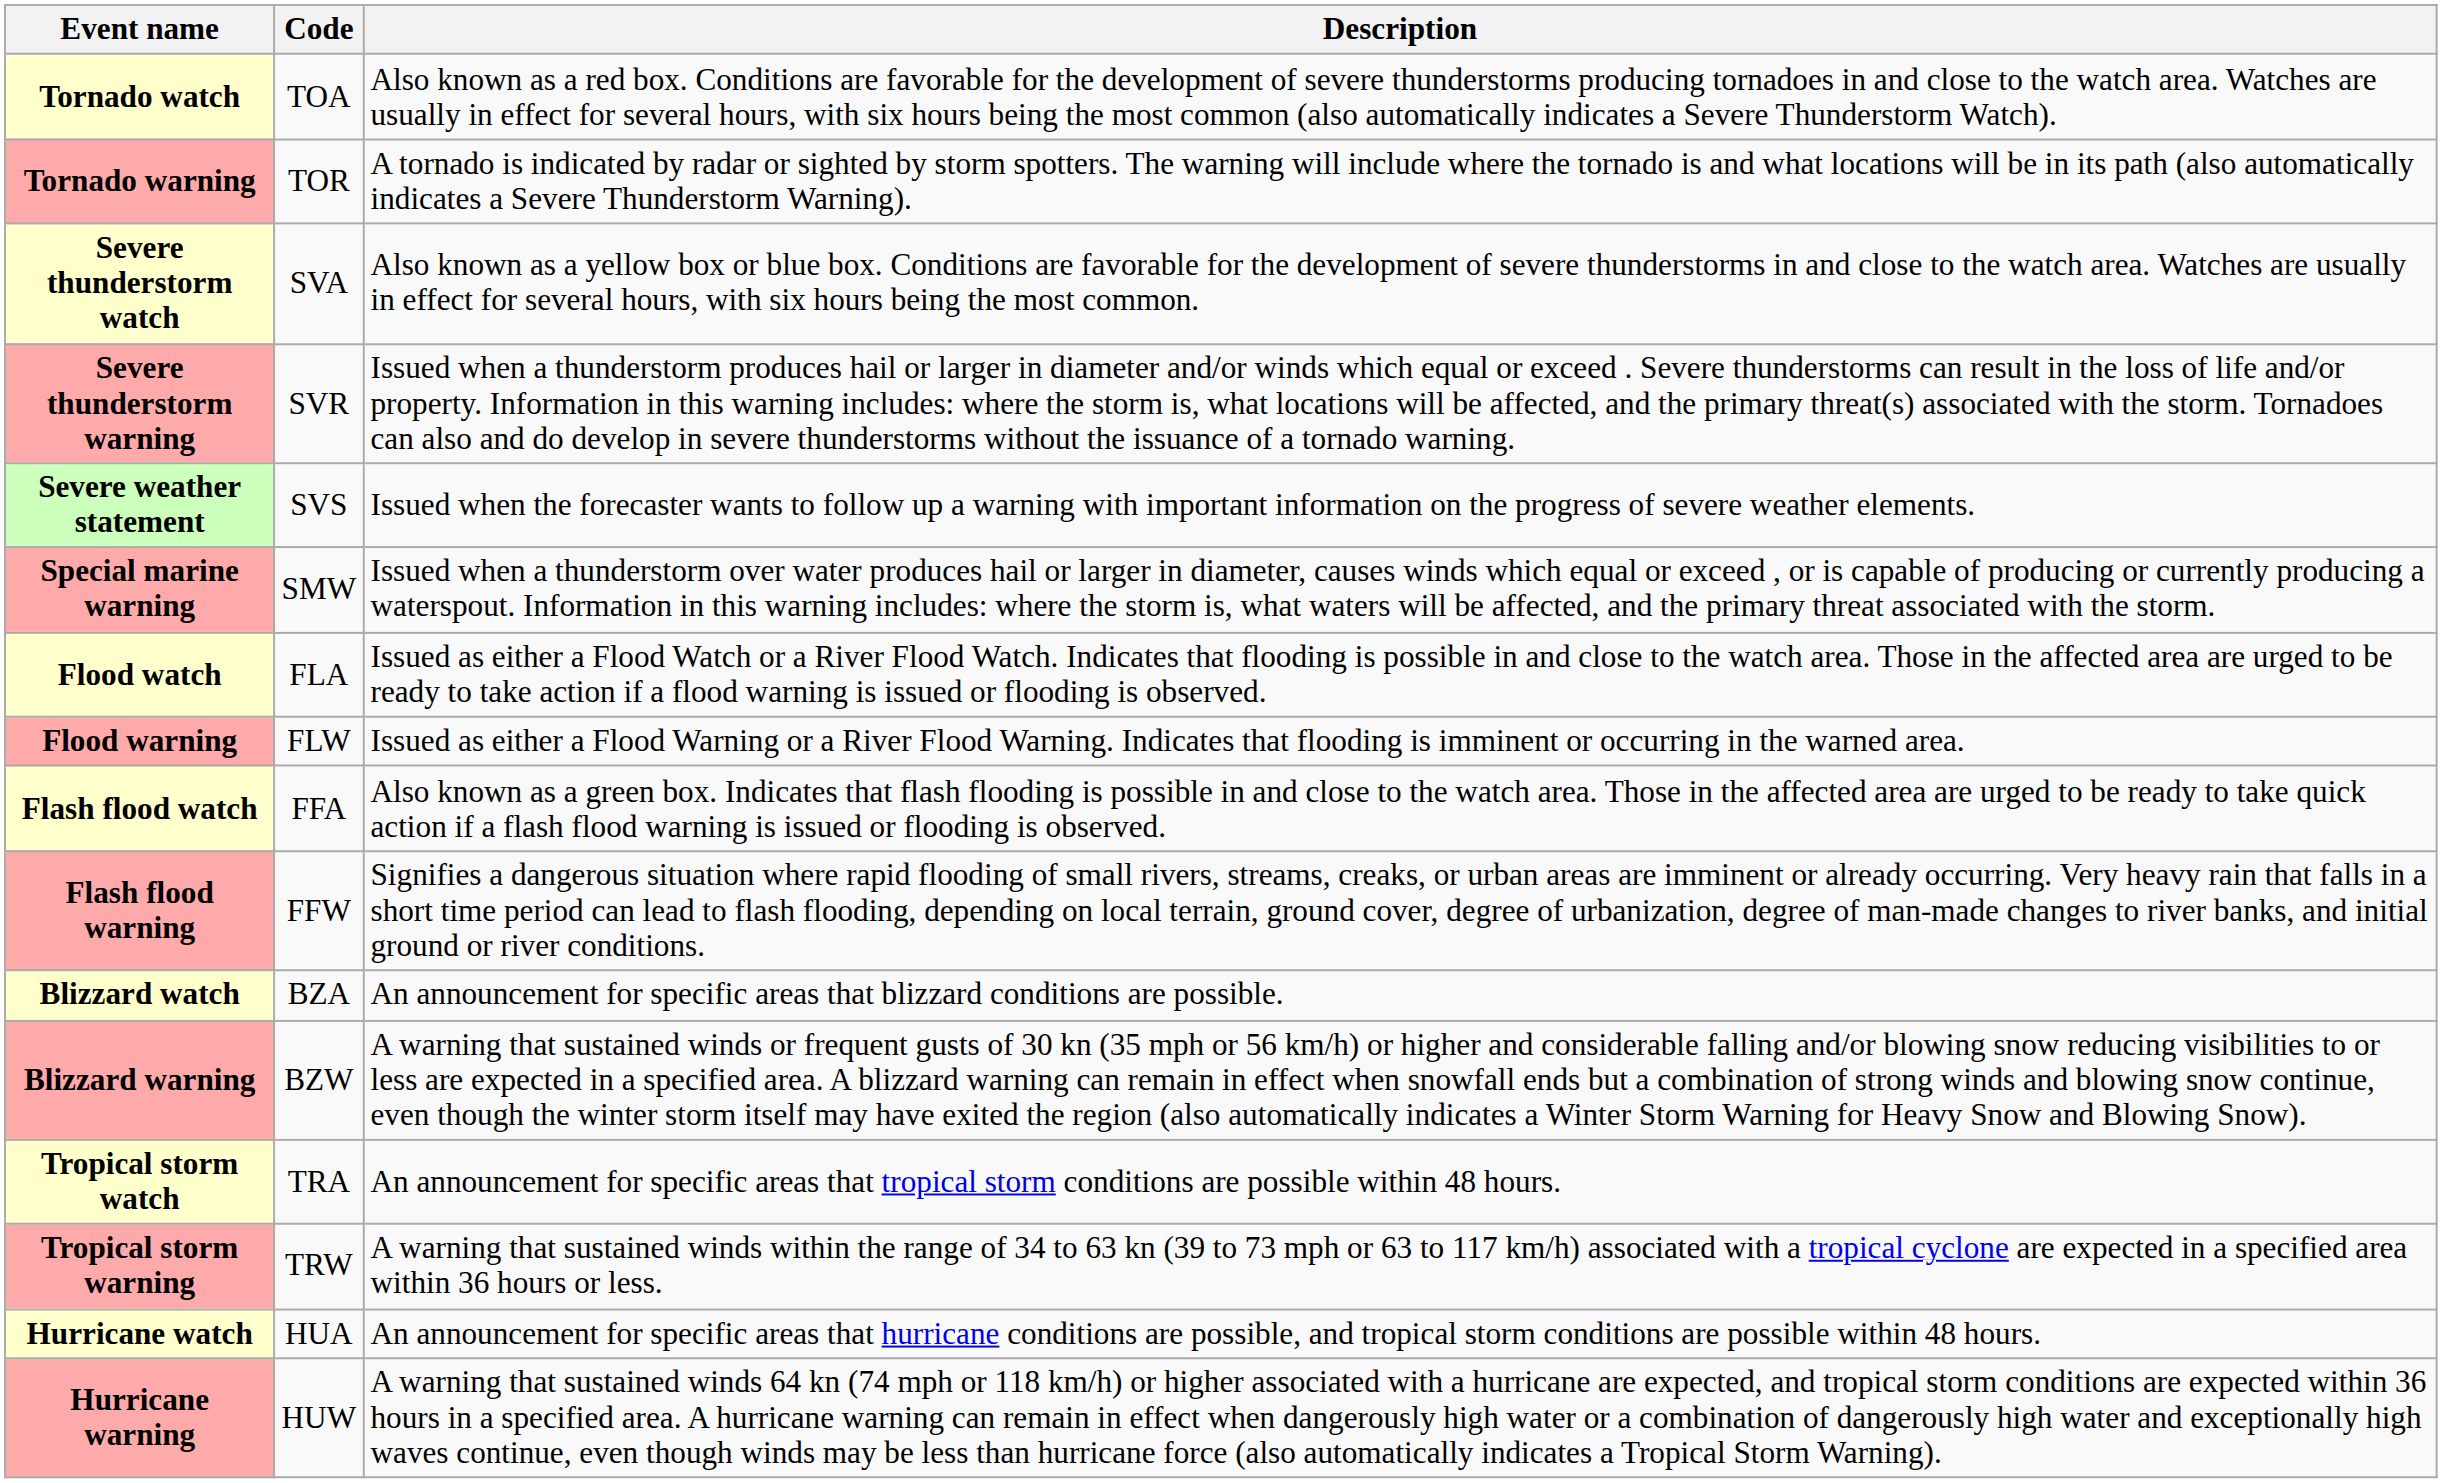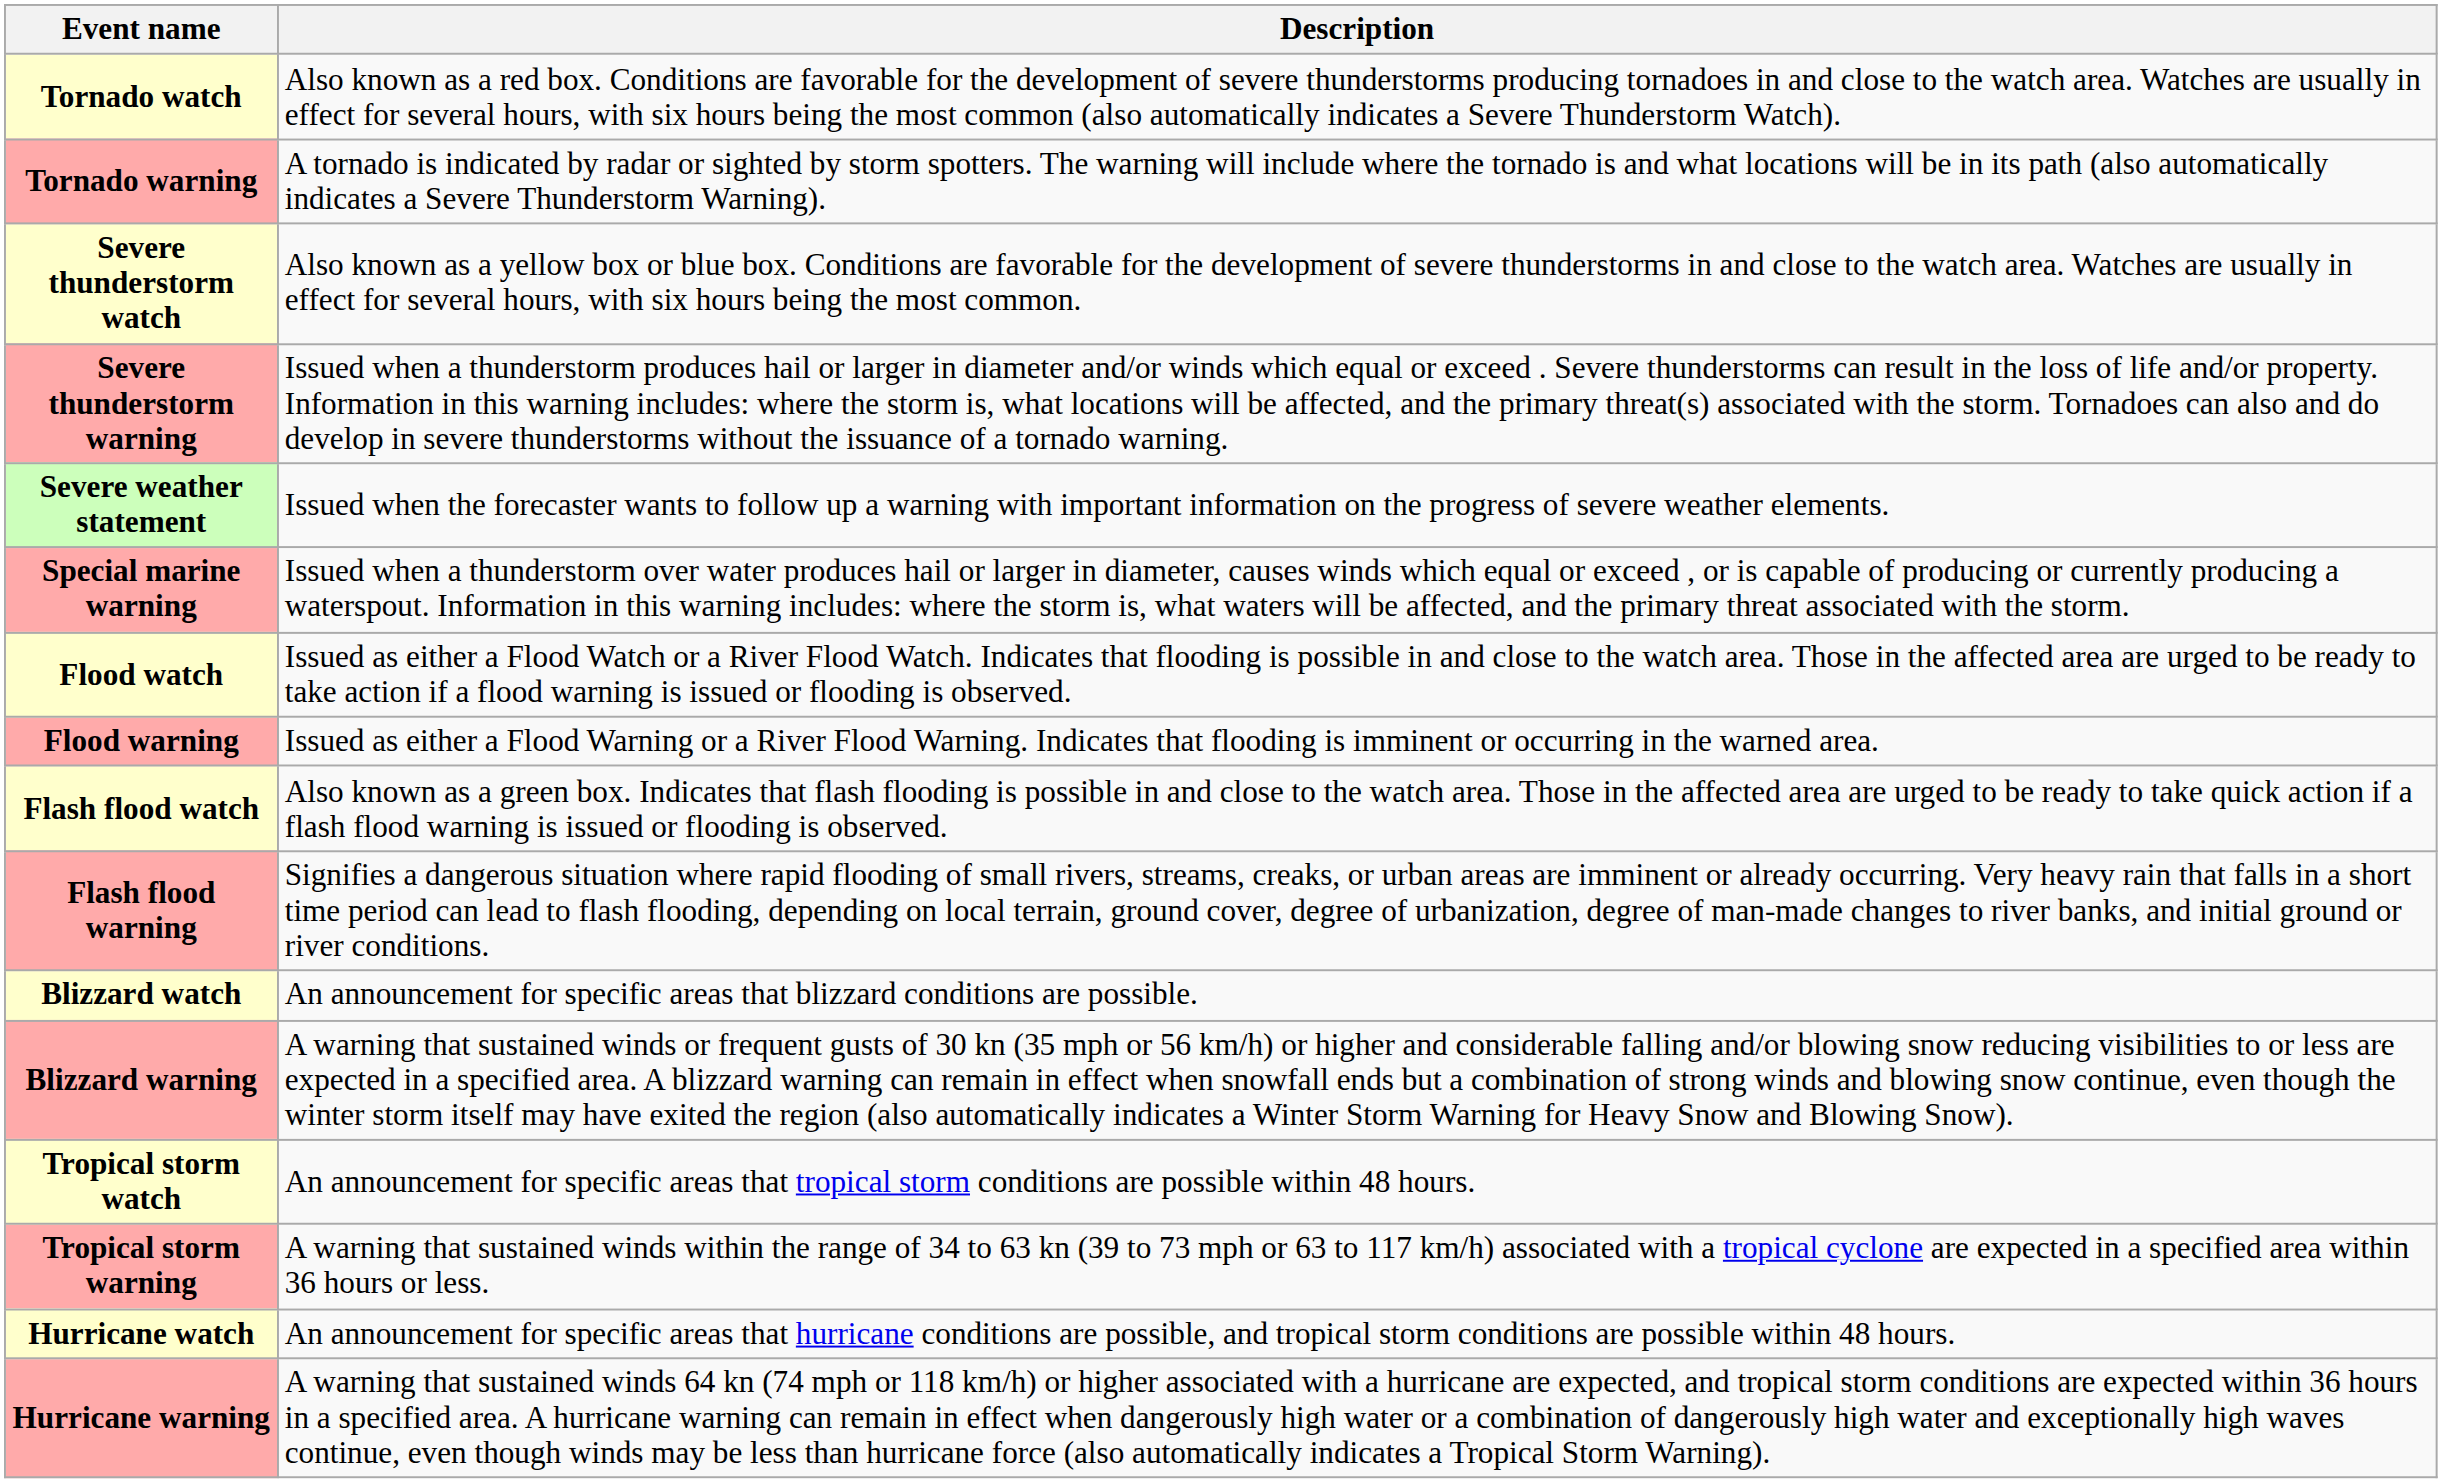- column: (319, 29)
